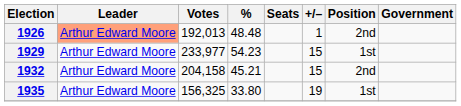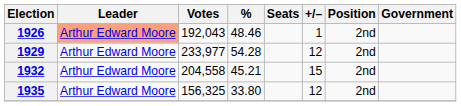(203, 33) 192,013 -> (203, 33) 192,043
(246, 33) 48.48 -> (246, 33) 48.46
(246, 52) 54.23 -> (246, 52) 54.28
(315, 52) 15 -> (315, 52) 12
(368, 52) 1st -> (366, 52) 2nd
(203, 71) 204,158 -> (203, 71) 204,558
(315, 91) 19 -> (315, 91) 12
(368, 91) 1st -> (366, 91) 2nd
